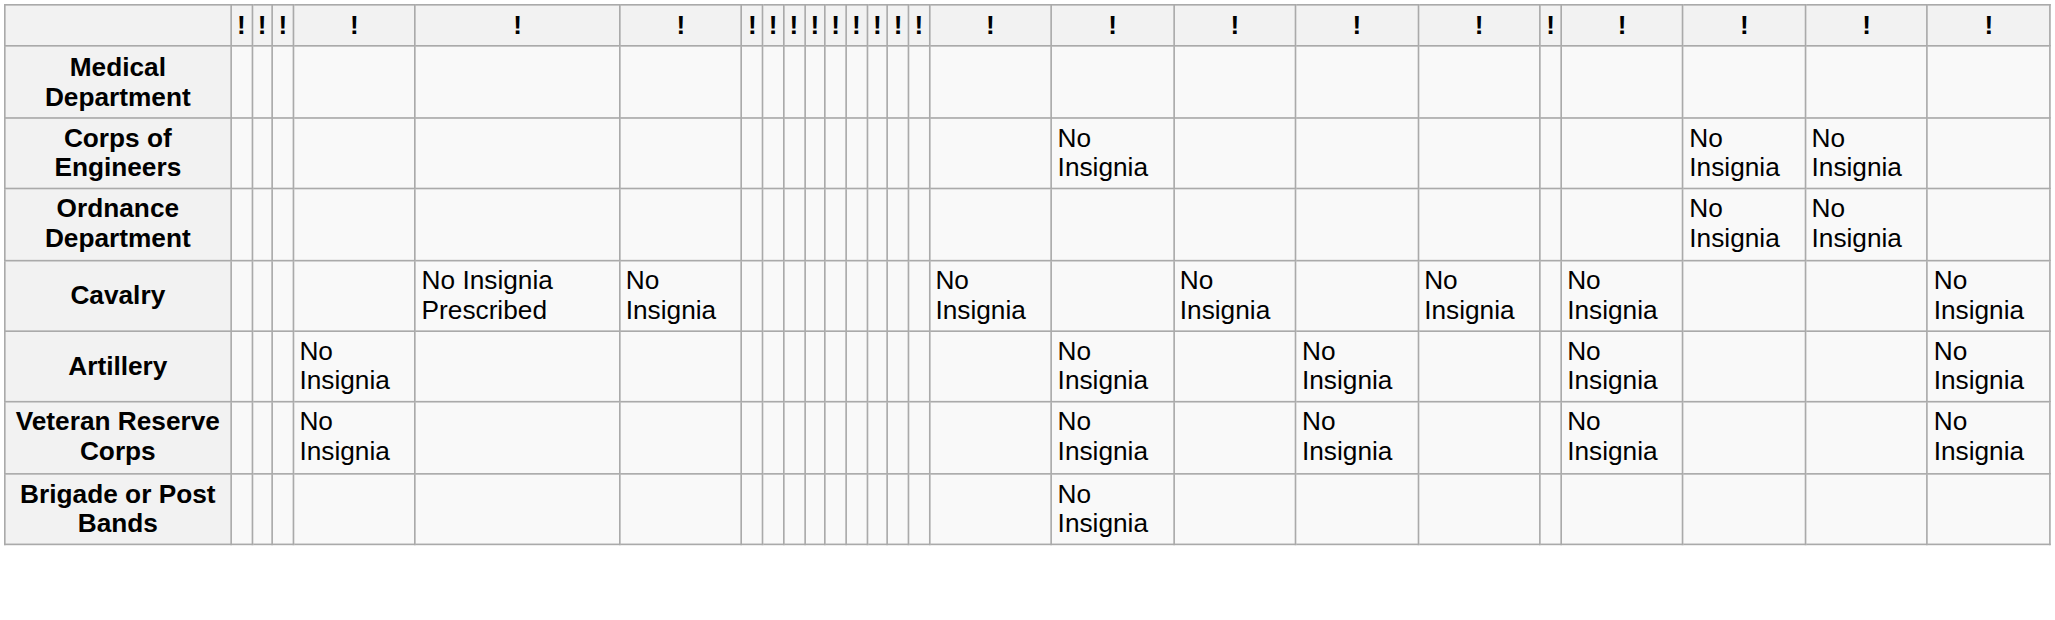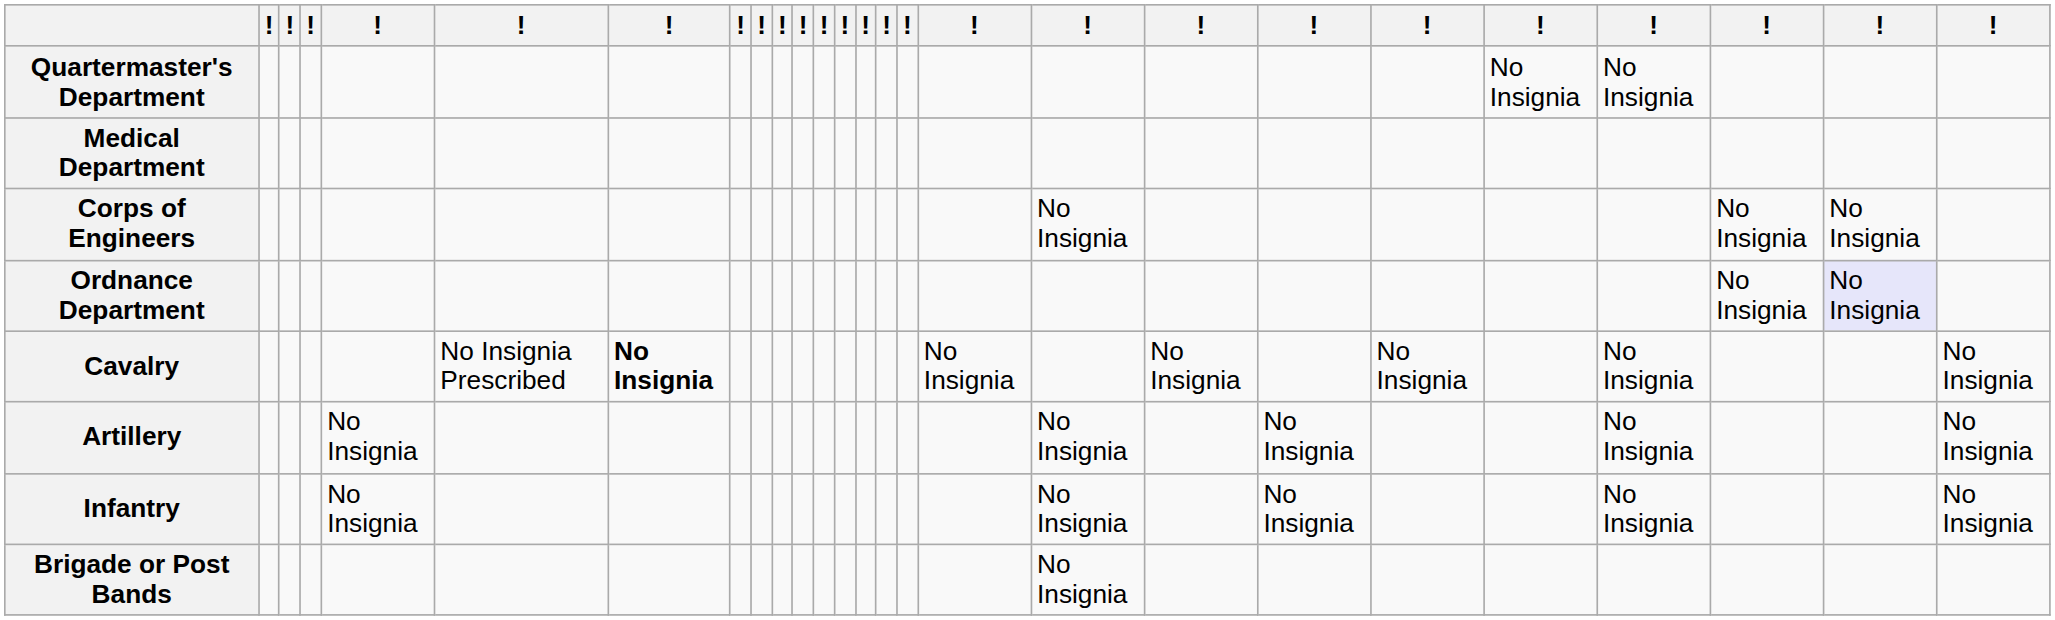+ row: (132, 81)
(1857, 223) no background -> (1875, 295) lavender background
(671, 295) normal -> (664, 366) bold
+ row: (132, 508)
- row: (118, 437)
